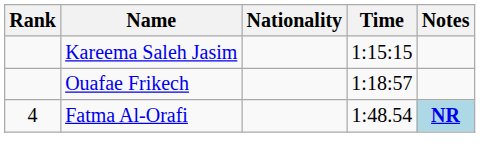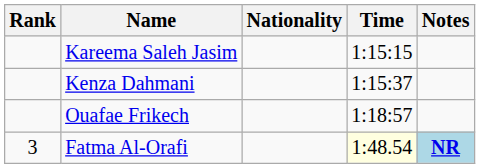+ row: (130, 83)
(33, 115) 4 -> (33, 147) 3
(382, 115) no background -> (382, 147) lightyellow background
